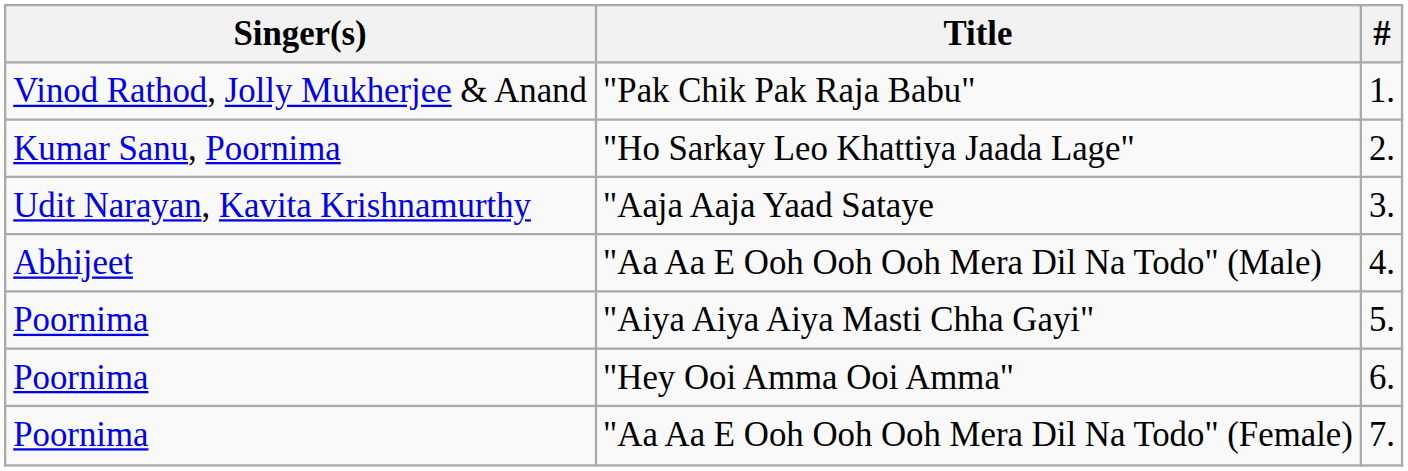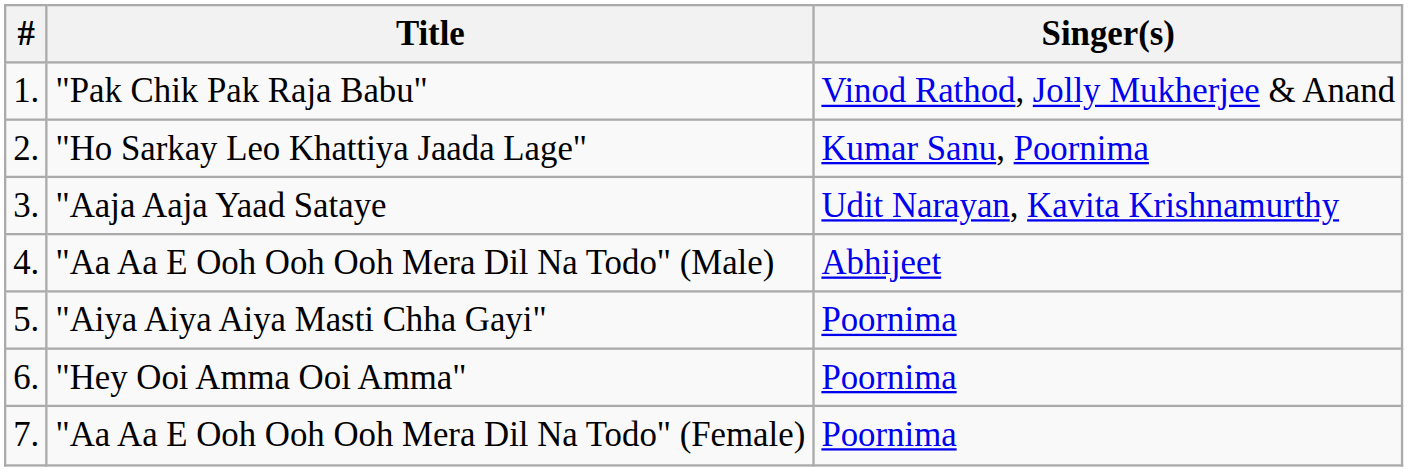columns swapped: (1382, 33) <-> (300, 33)
